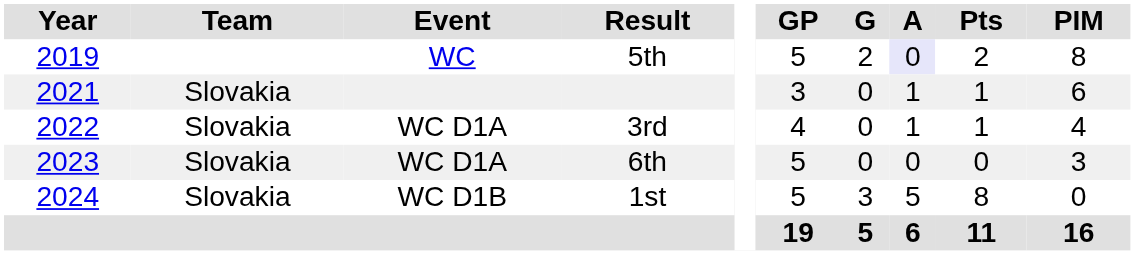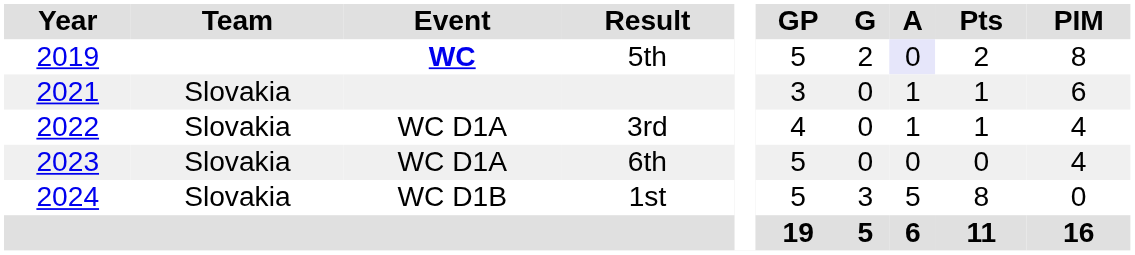(452, 56) normal -> (452, 56) bold
(1079, 162) 3 -> (1079, 162) 4
